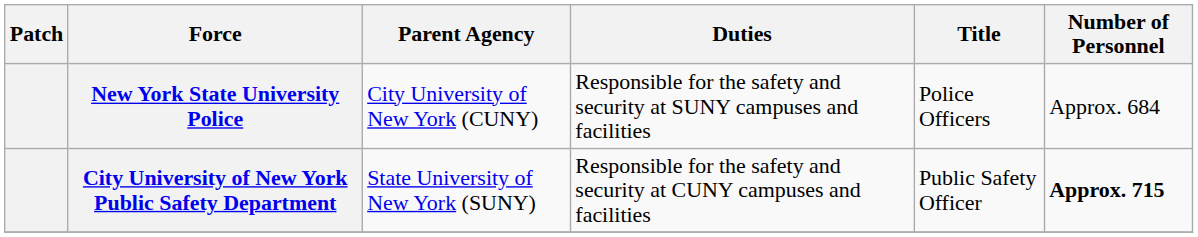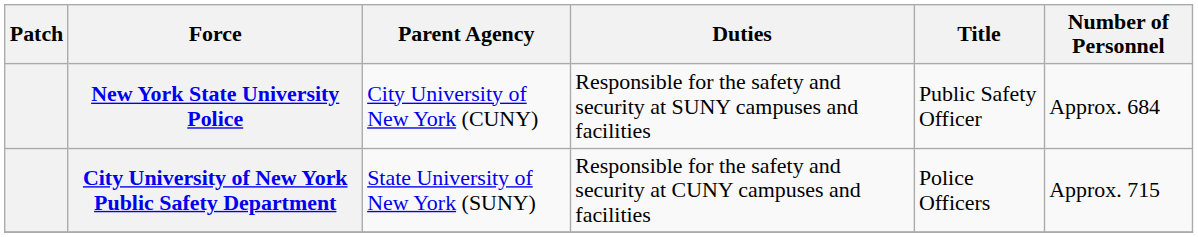(955, 105) Police Officers -> (978, 105) Public Safety Officer
(978, 190) Public Safety Officer -> (955, 190) Police Officers
(1107, 190) bold -> (1105, 190) normal
